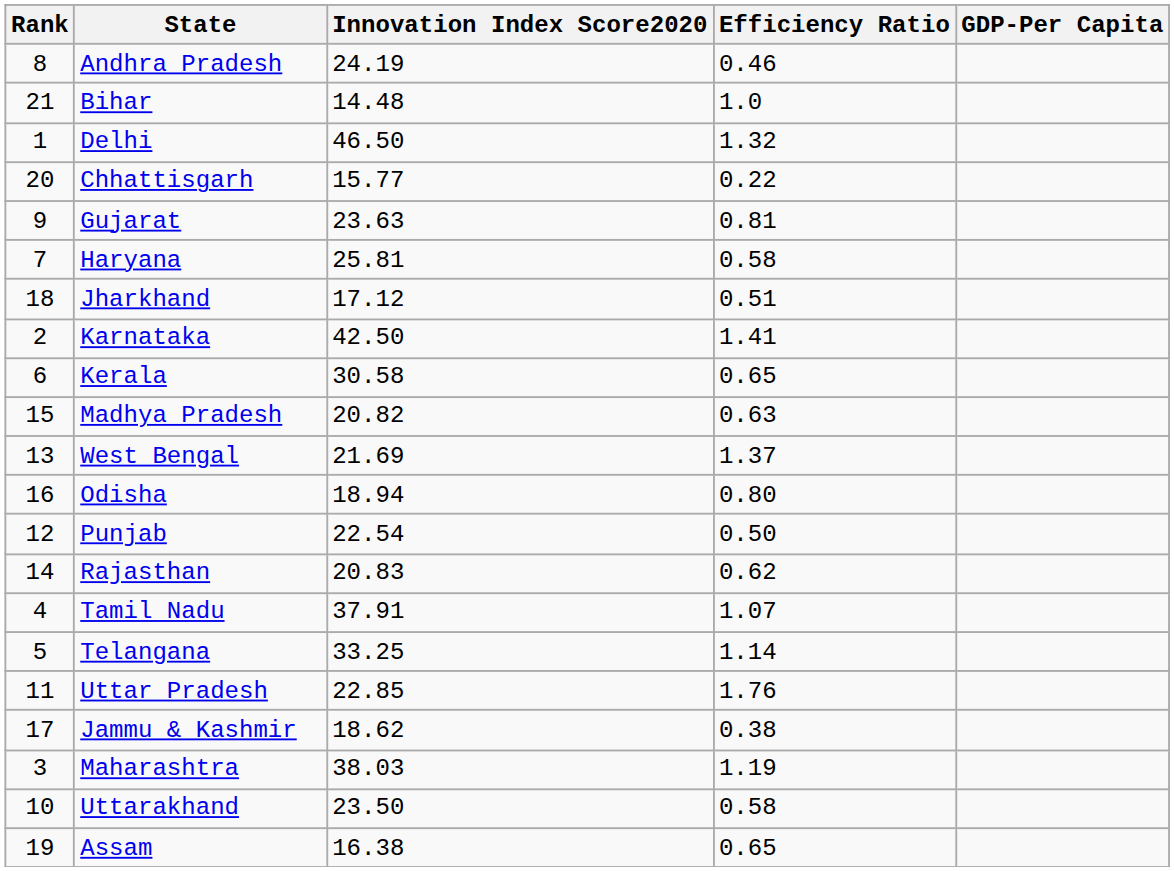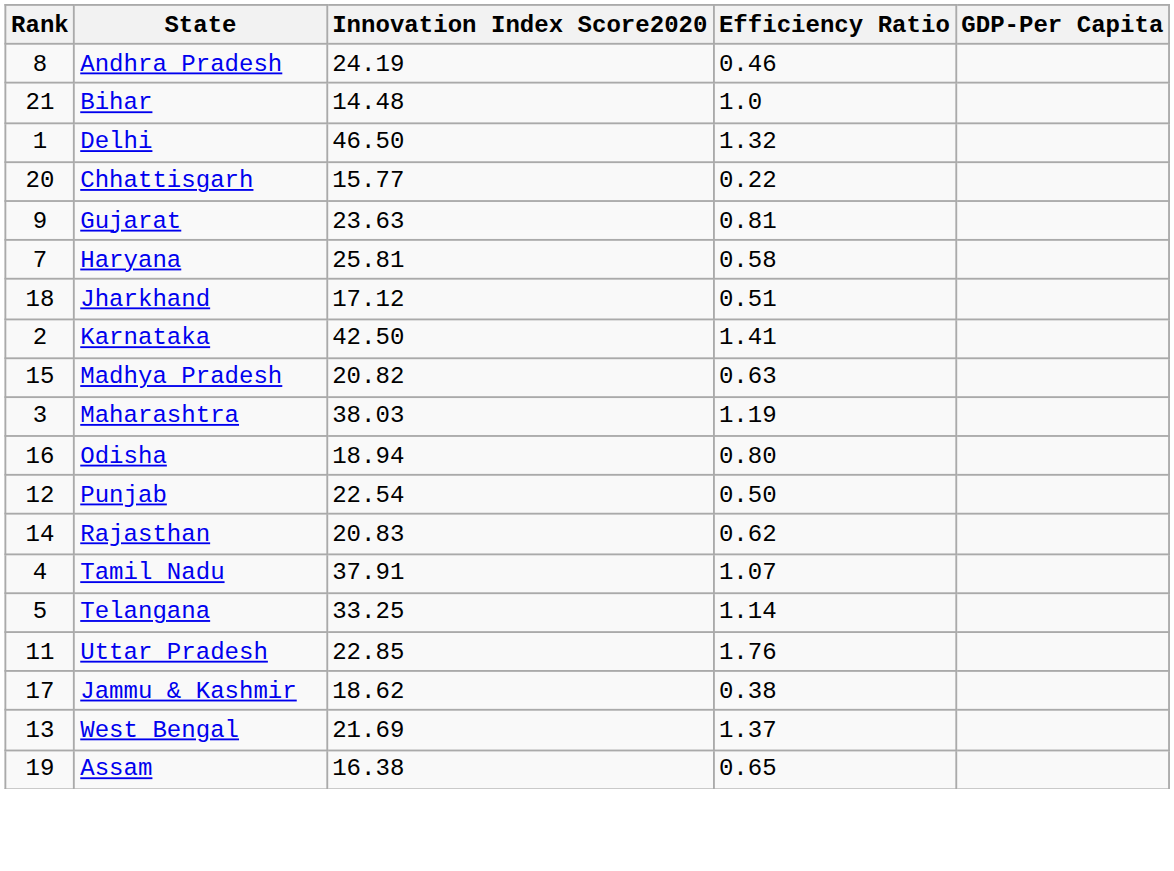- row: (124, 377)
rows swapped: (160, 769) <-> (160, 456)
- row: (160, 808)
